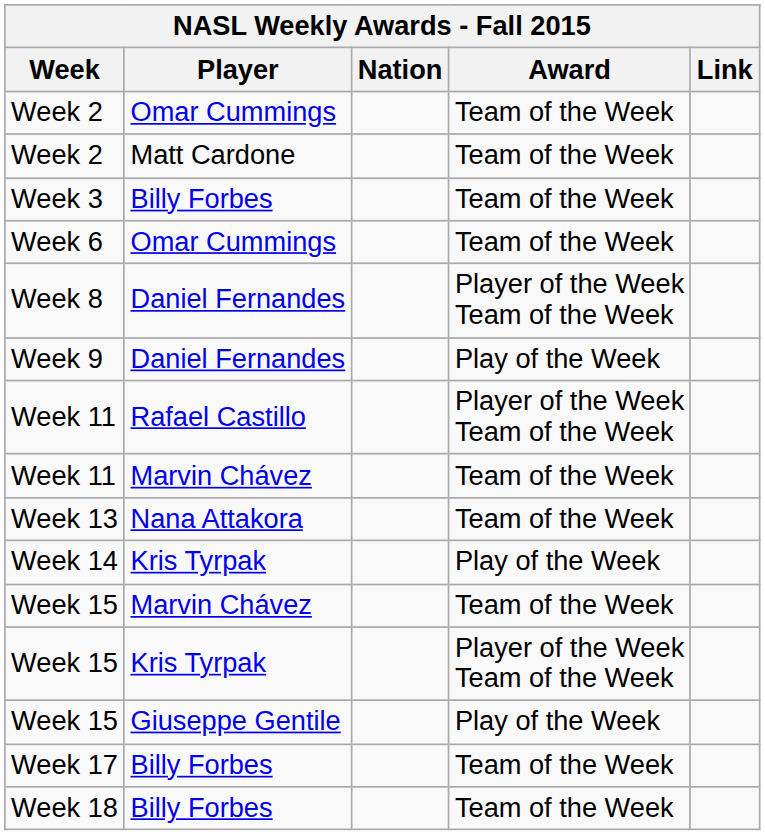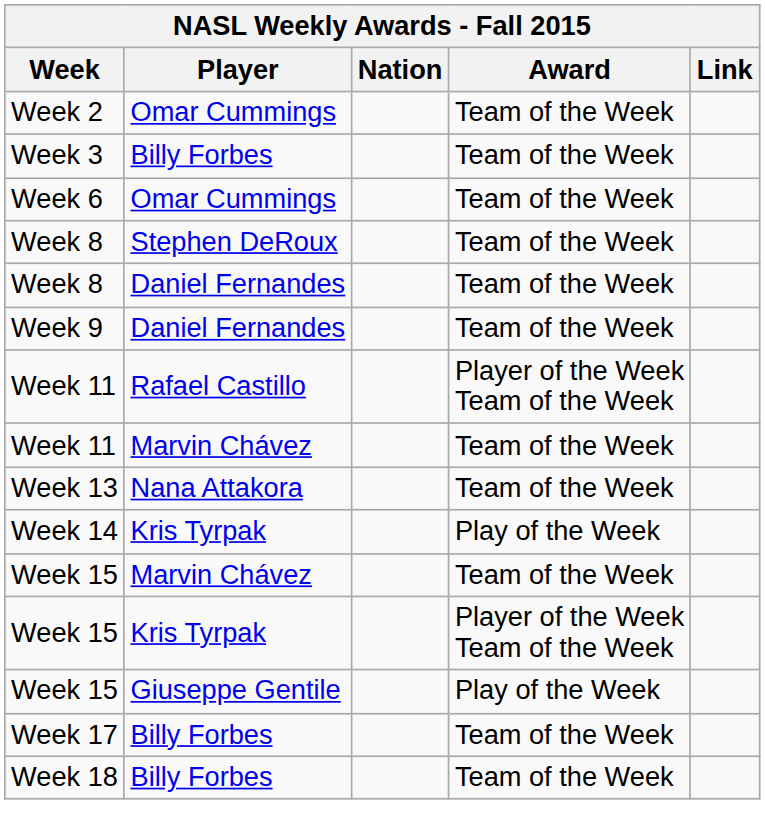- row: (57, 155)
+ row: (57, 241)
(570, 300) Player of the Week Team of the Week -> (564, 284) Team of the Week
(557, 358) Play of the Week -> (564, 328) Team of the Week
